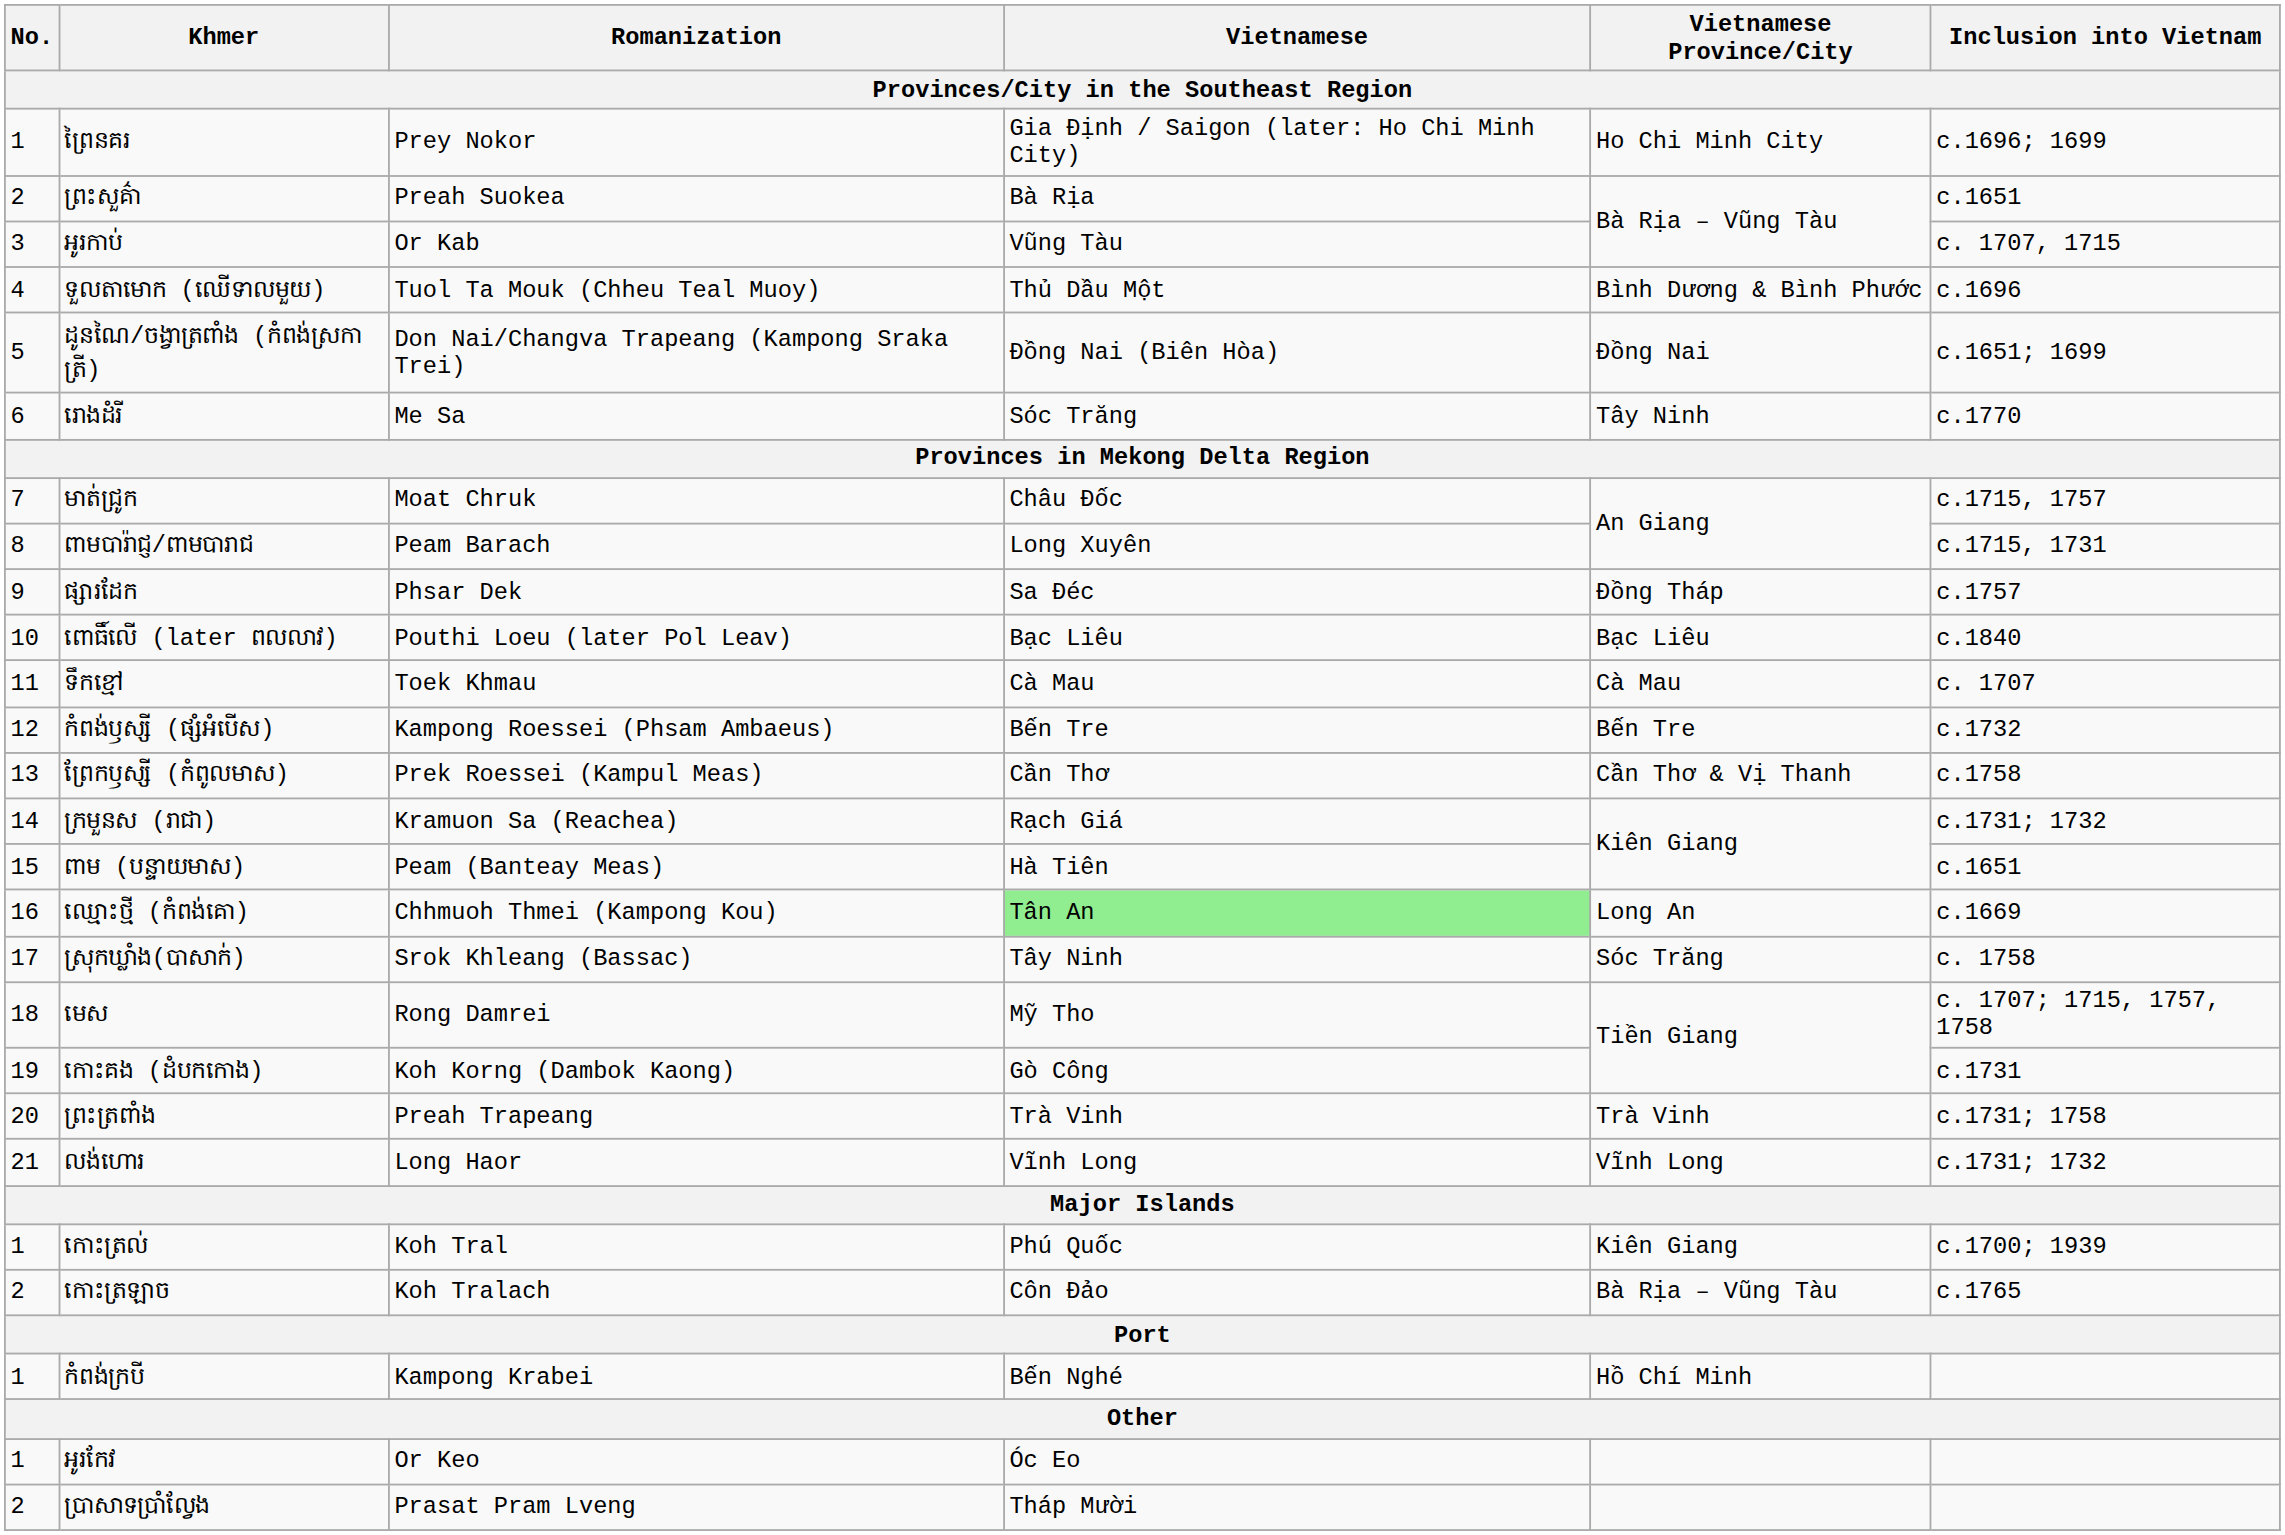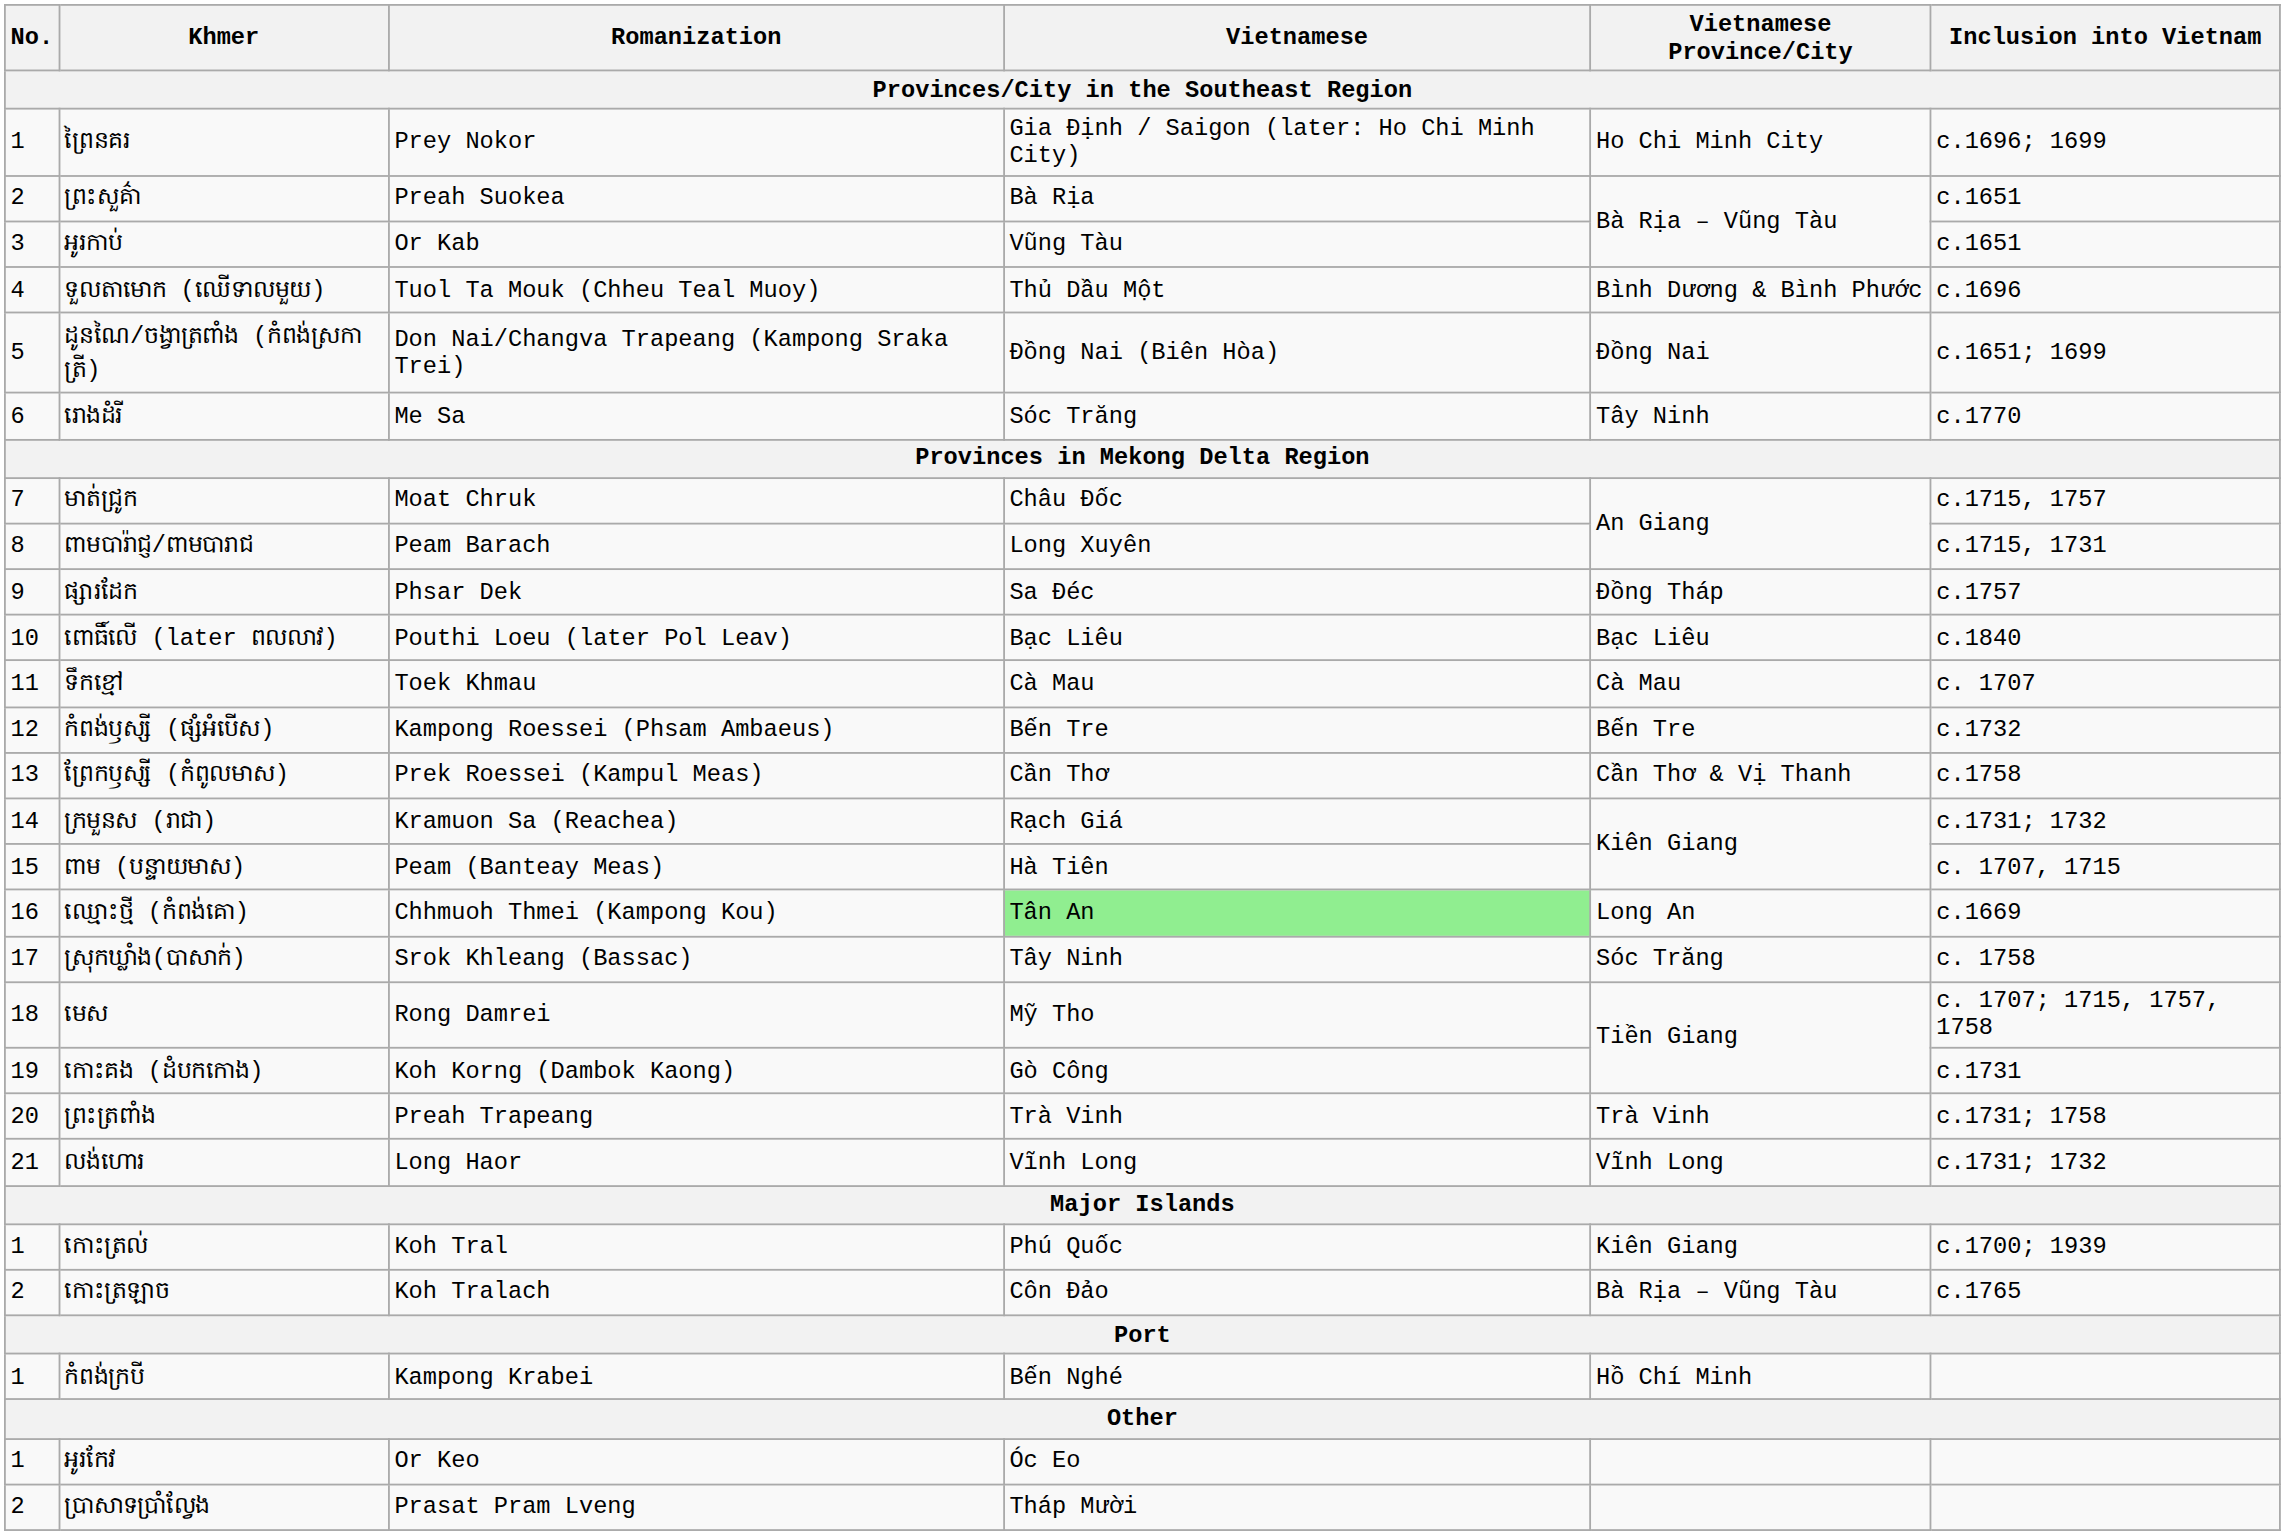(2029, 244) c. 1707, 1715 -> (1979, 244) c.1651
(1979, 867) c.1651 -> (2029, 867) c. 1707, 1715
